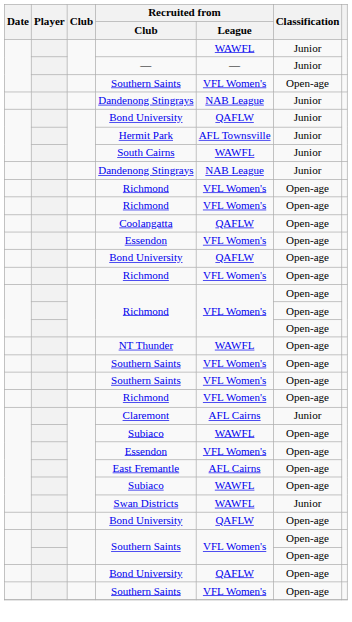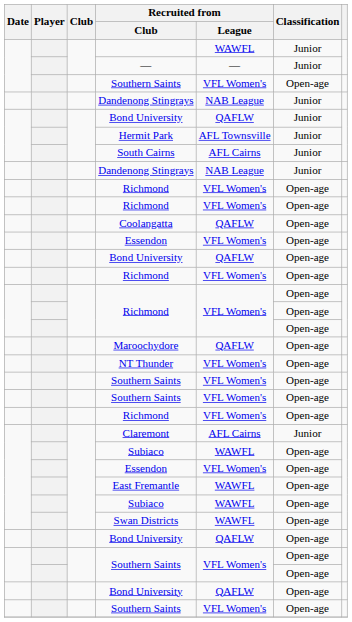(235, 153) WAWFL -> (235, 153) AFL Cairns
+ row: (18, 346)
(235, 345) WAWFL -> (235, 363) VFL Women's
(235, 468) AFL Cairns -> (235, 485) WAWFL
(308, 503) Junior -> (308, 521) Open-age
